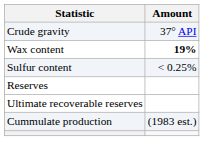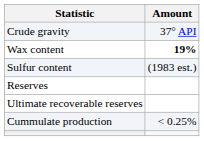(177, 67) < 0.25% -> (172, 67) (1983 est.)
(172, 121) (1983 est.) -> (177, 121) < 0.25%
